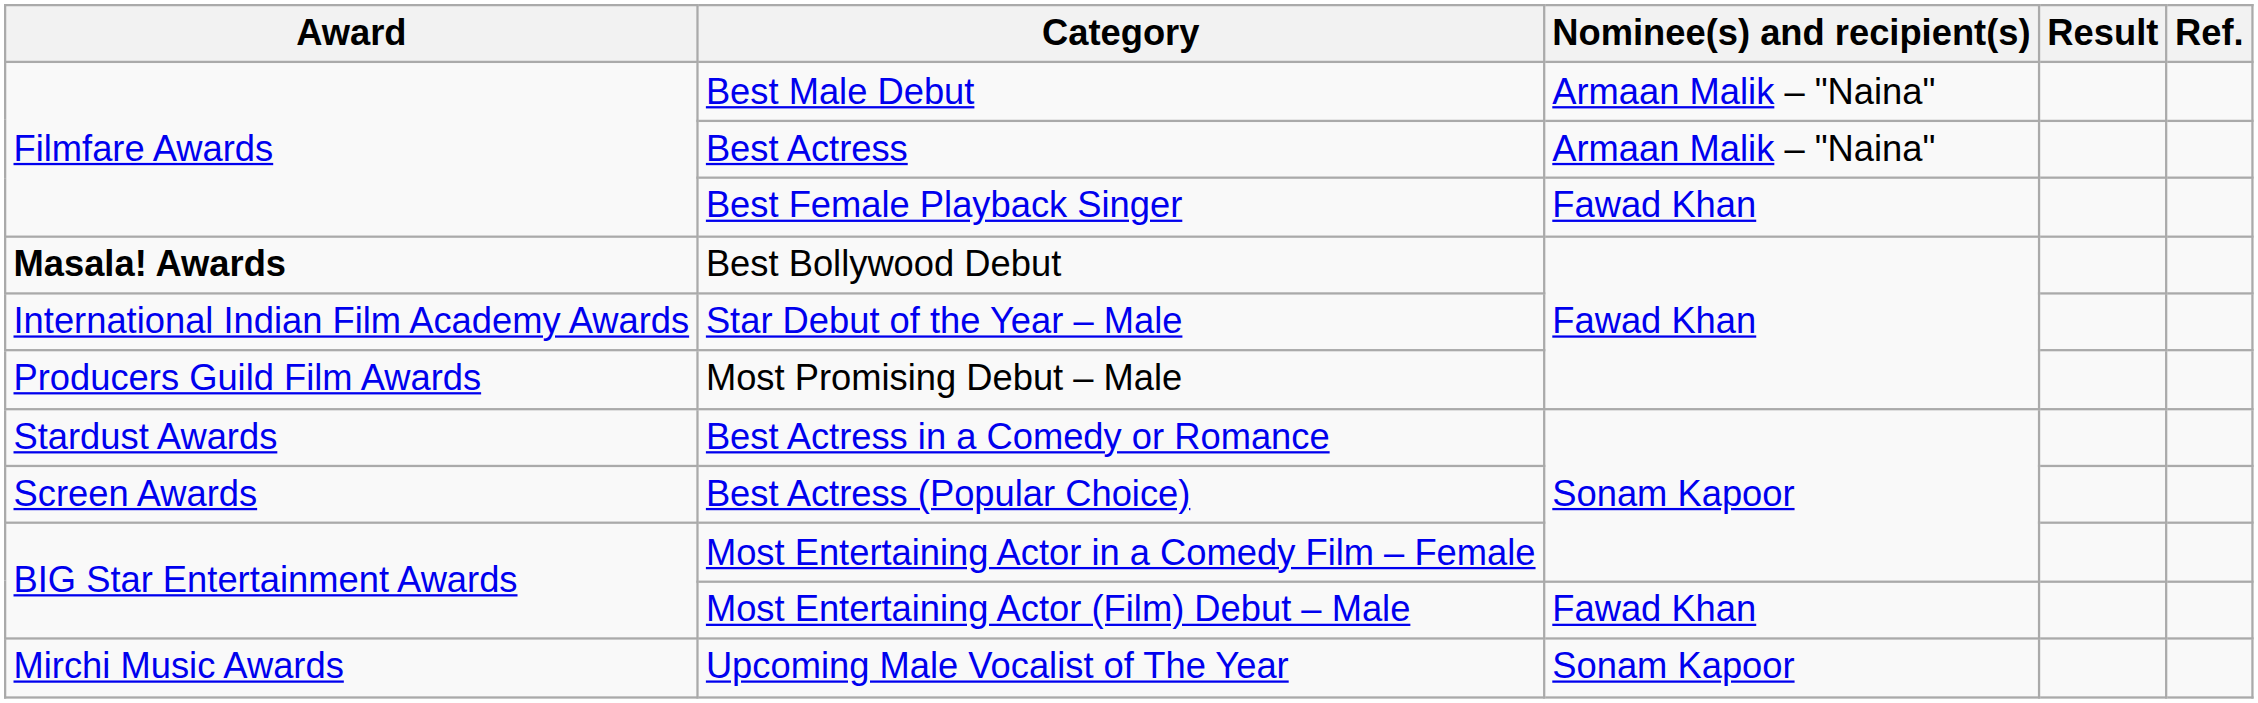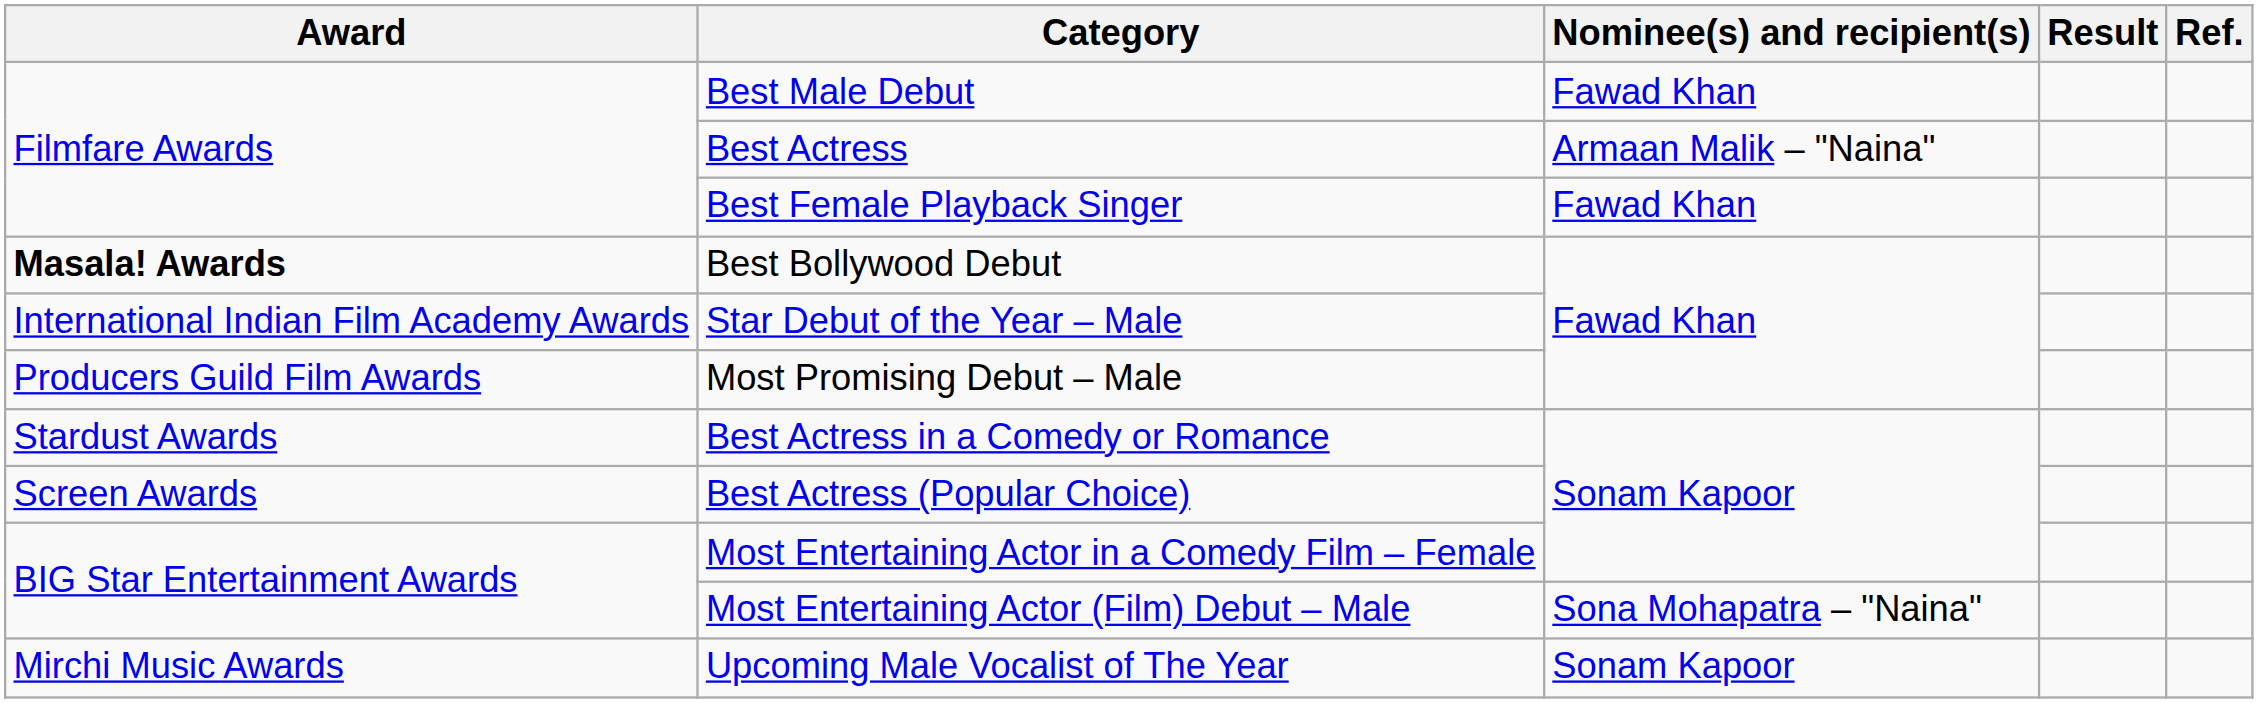(1744, 90) Armaan Malik – "Naina" -> (1654, 90) Fawad Khan
(1654, 609) Fawad Khan -> (1767, 609) Sona Mohapatra – "Naina"
